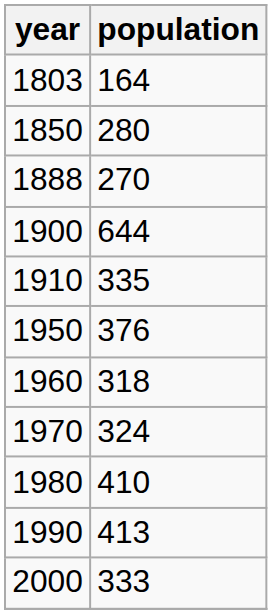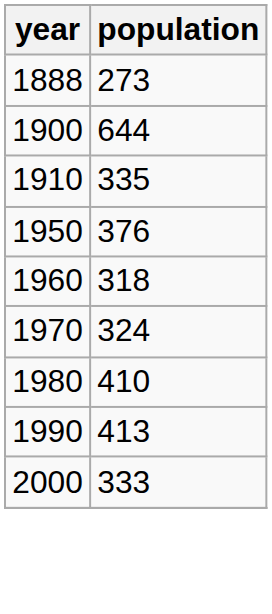- row: (48, 79)
- row: (48, 130)
(124, 180) 270 -> (124, 79) 273
